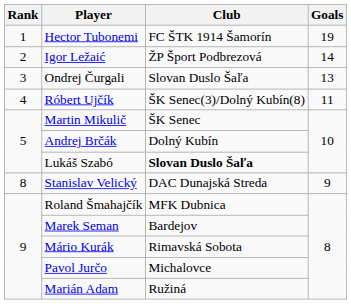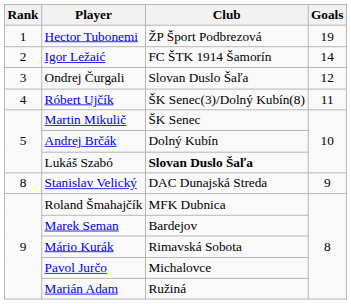(210, 36) FC ŠTK 1914 Šamorín -> (205, 36) ŽP Šport Podbrezová
(205, 57) ŽP Šport Podbrezová -> (210, 57) FC ŠTK 1914 Šamorín
(327, 78) 13 -> (327, 78) 12
